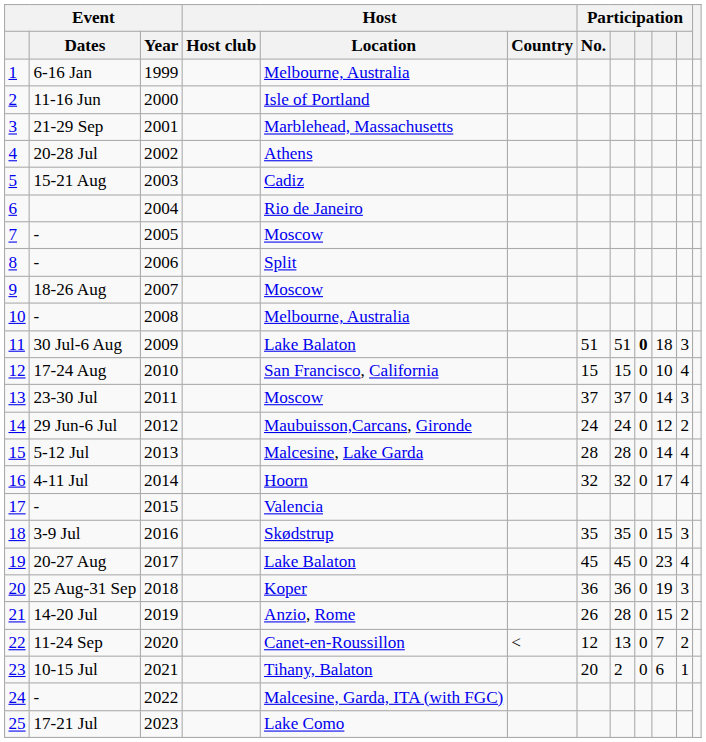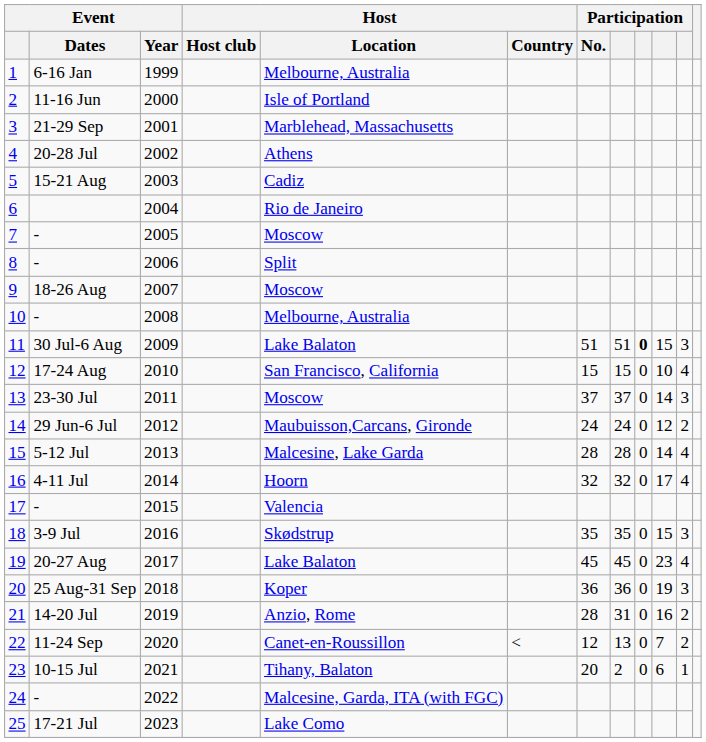(664, 343) 18 -> (664, 343) 15
(589, 615) 26 -> (589, 615) 28
(623, 615) 28 -> (623, 615) 31
(664, 615) 15 -> (664, 615) 16
